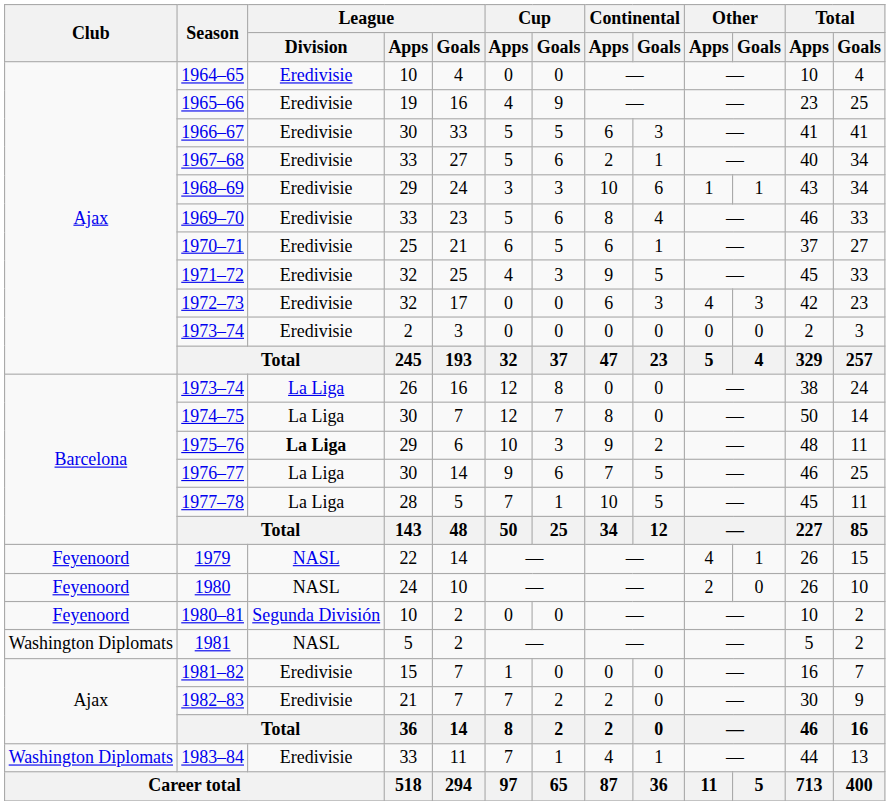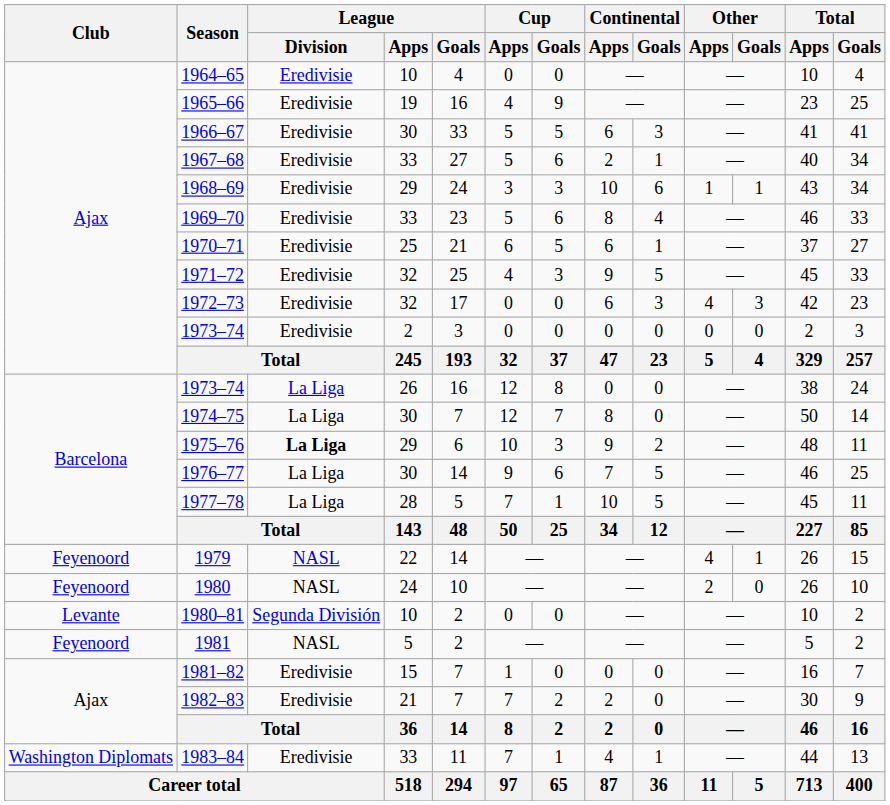(91, 615) Feyenoord -> (91, 615) Levante
(91, 643) Washington Diplomats -> (91, 643) Feyenoord
